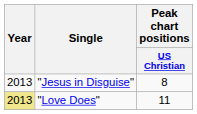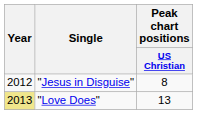(20, 82) 2013 -> (20, 82) 2012
(164, 100) 11 -> (164, 100) 13
